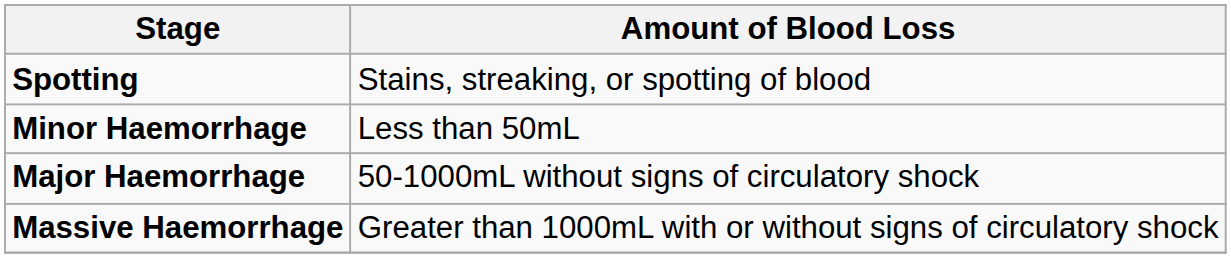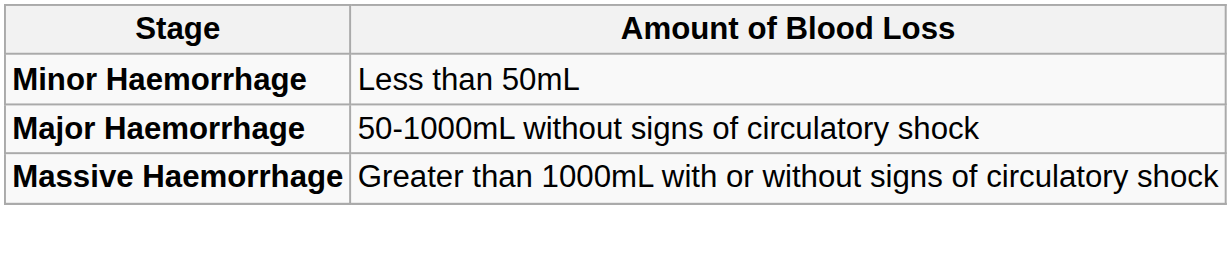- row: (75, 78)
